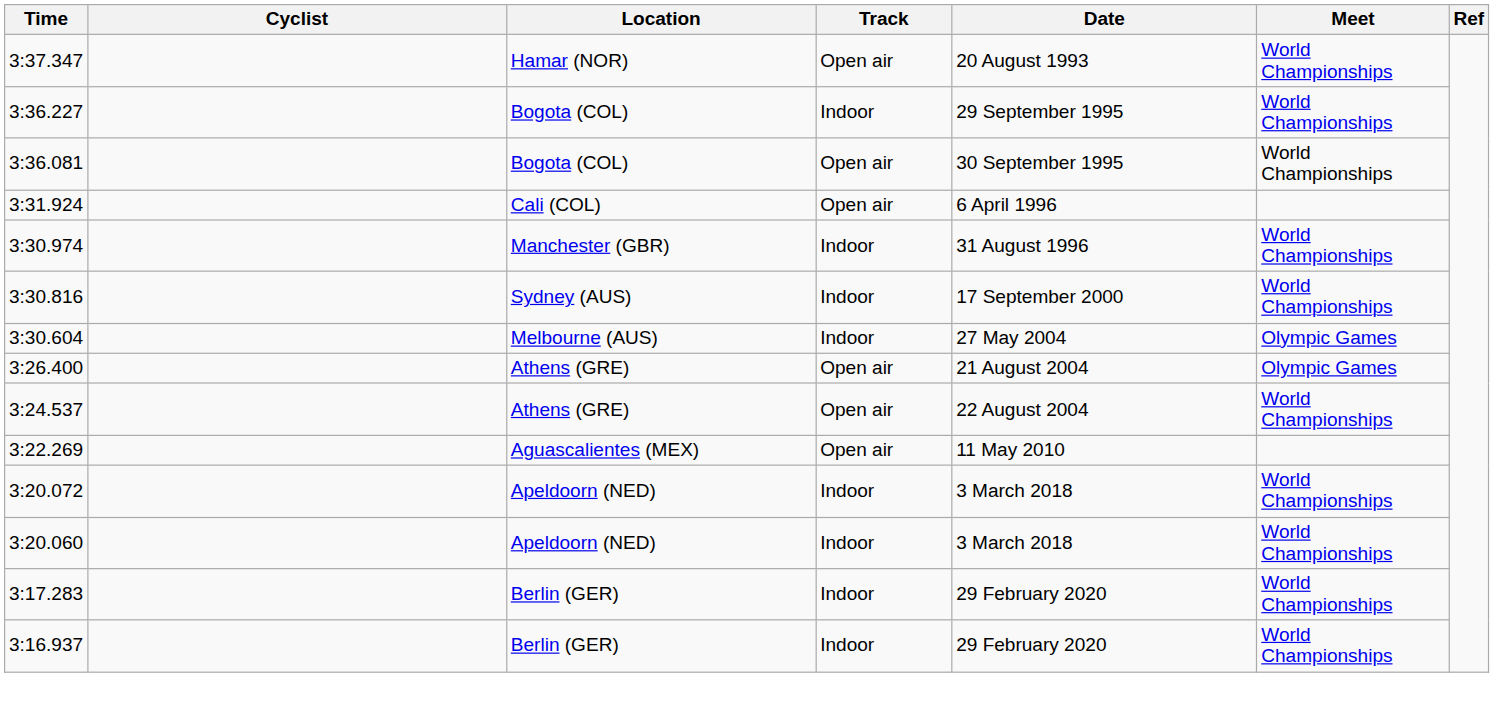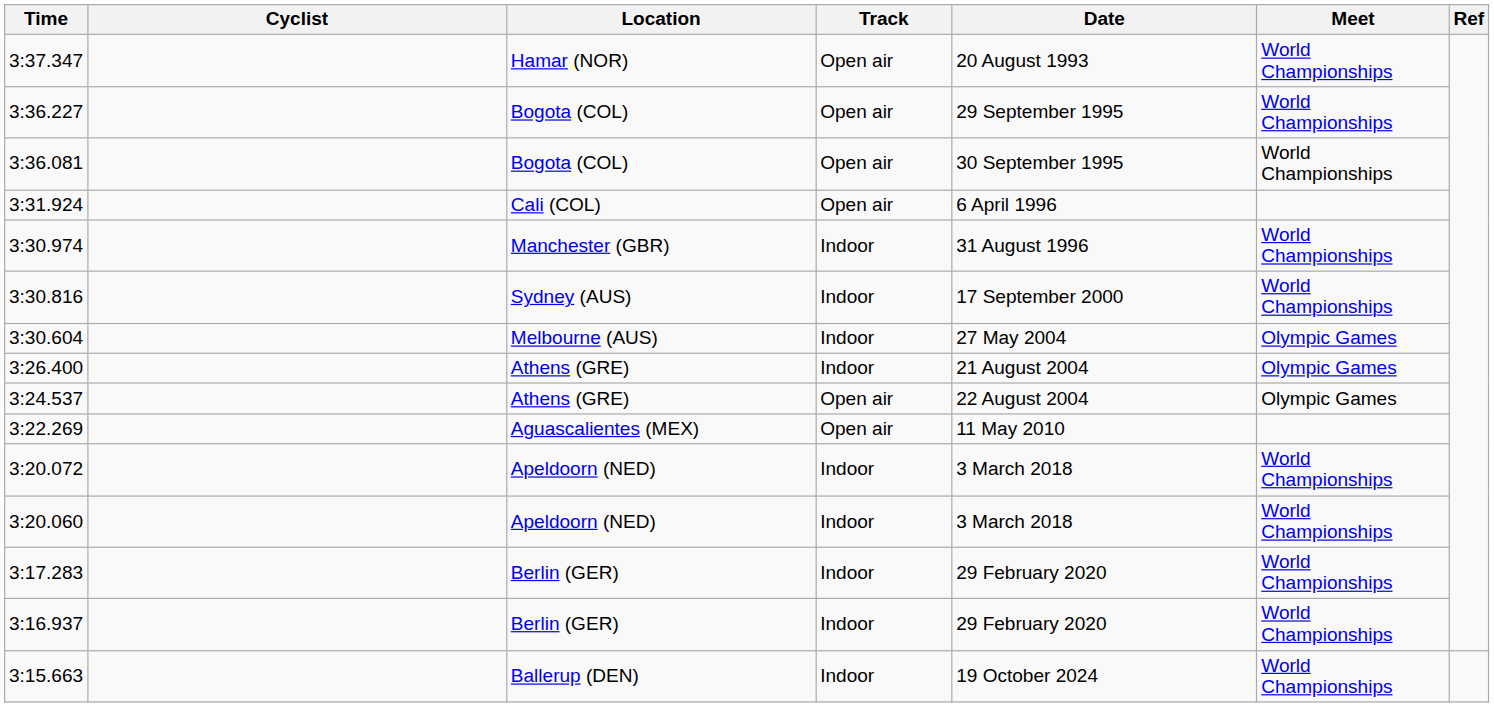(847, 112) Indoor -> (857, 112) Open air
(857, 368) Open air -> (847, 368) Indoor
(1327, 409) World Championships -> (1329, 398) Olympic Games
+ row: (46, 676)
